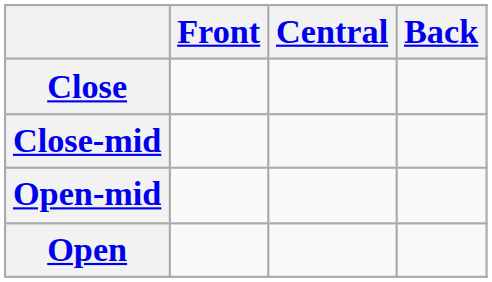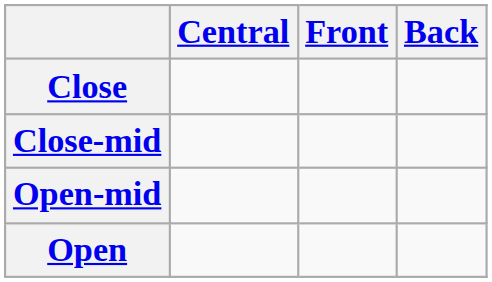columns swapped: (219, 31) <-> (332, 31)
